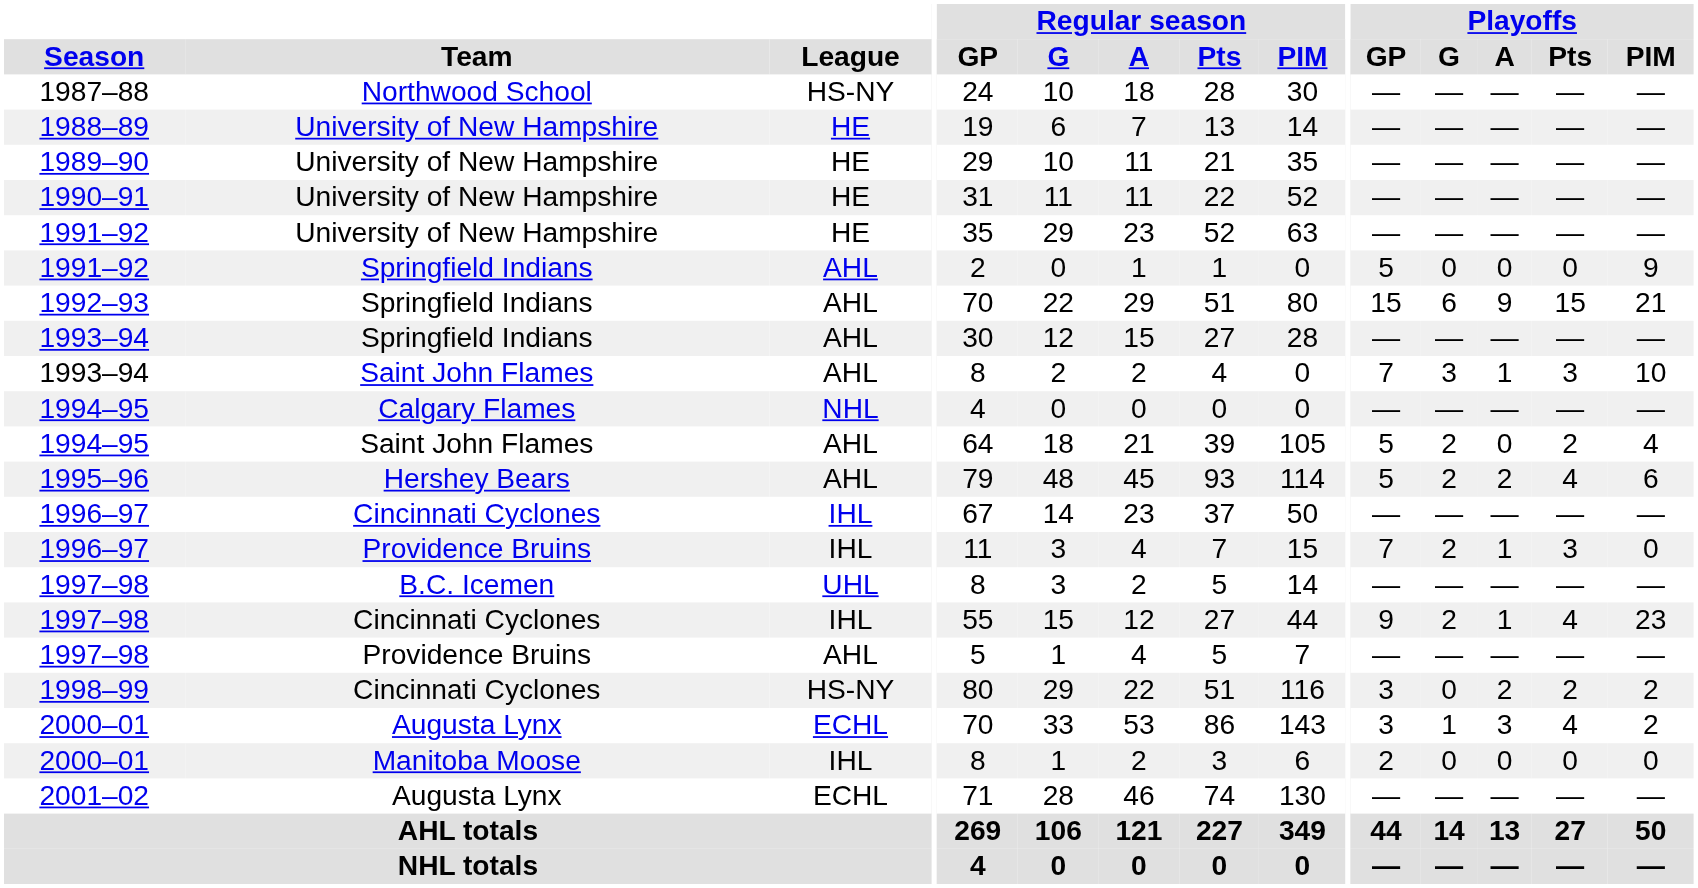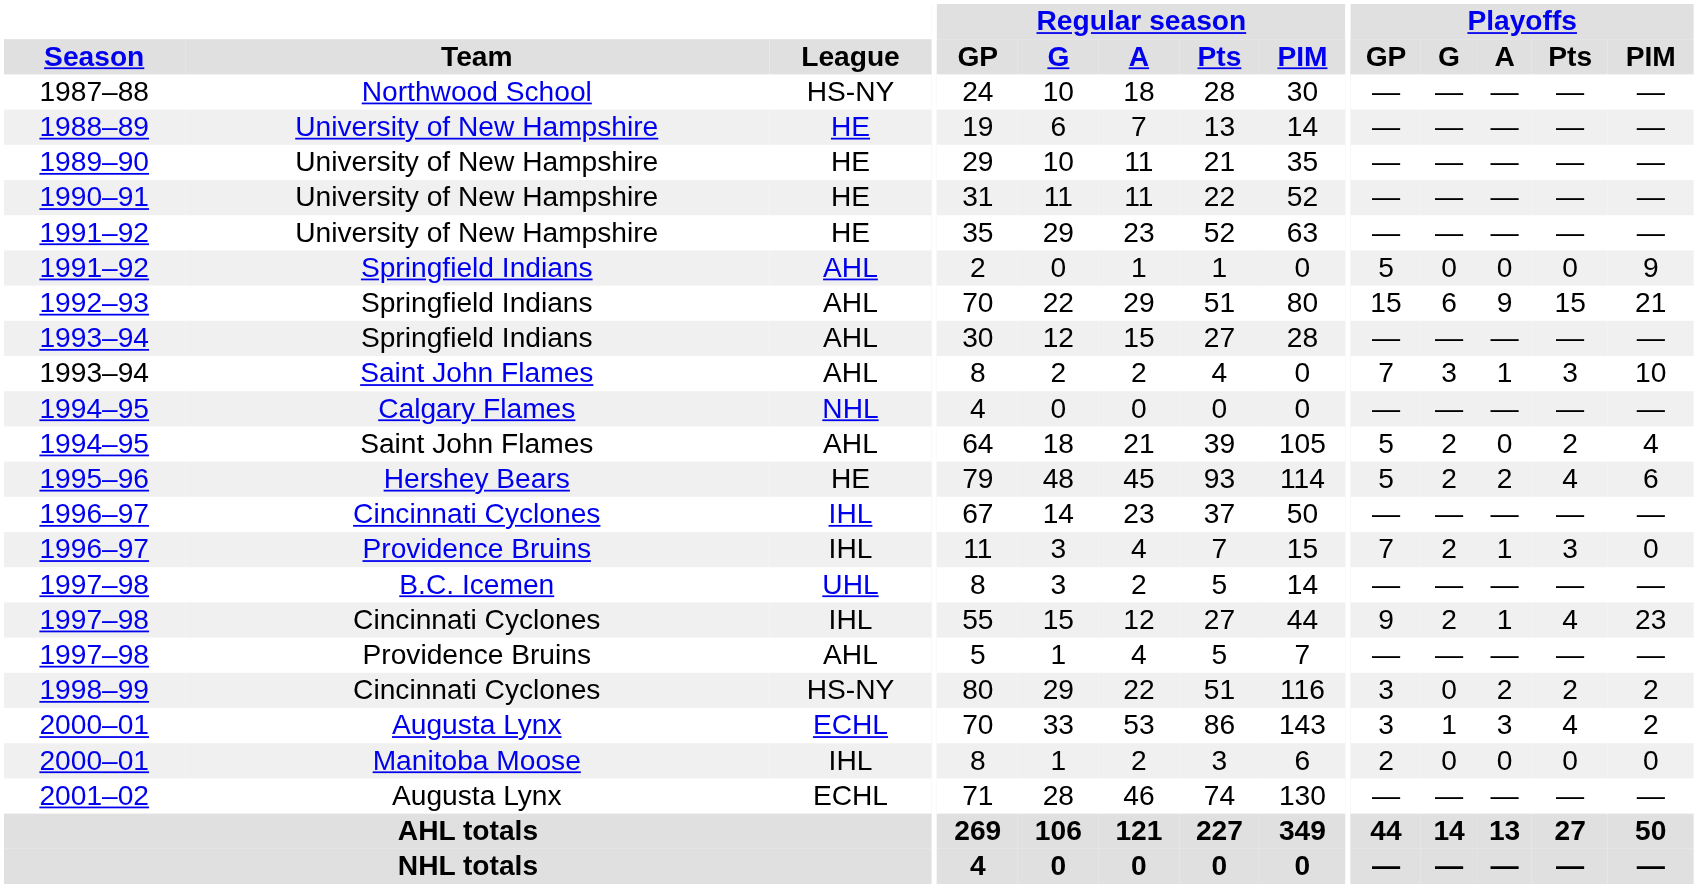(850, 478) AHL -> (850, 478) HE
